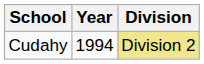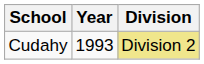(94, 45) 1994 -> (94, 45) 1993
